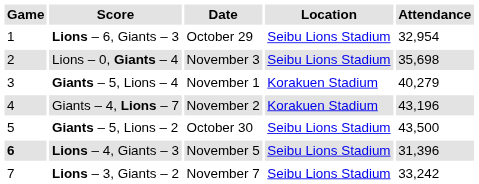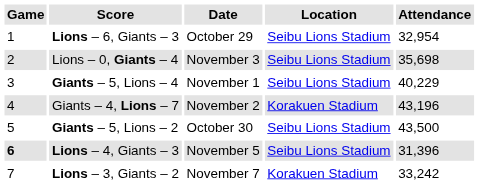(323, 82) Korakuen Stadium -> (329, 82) Seibu Lions Stadium
(419, 82) 40,279 -> (419, 82) 40,229
(329, 173) Seibu Lions Stadium -> (323, 173) Korakuen Stadium
